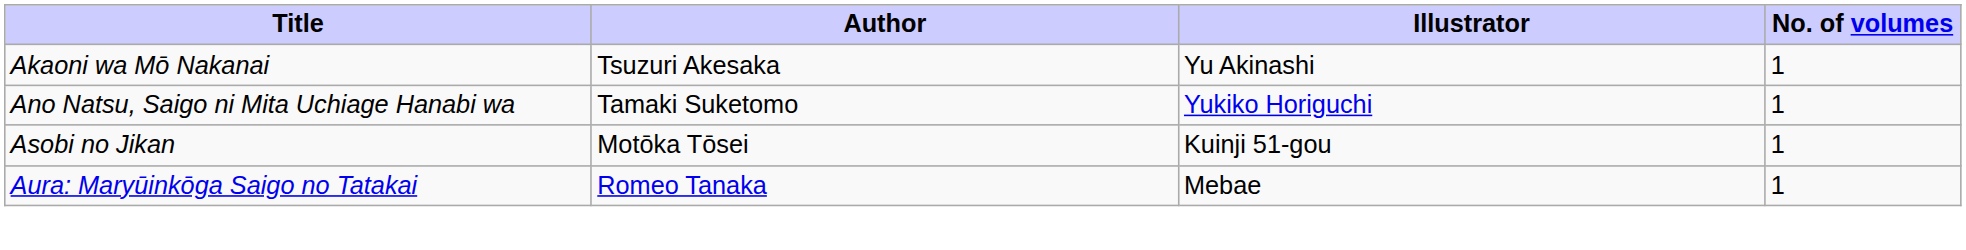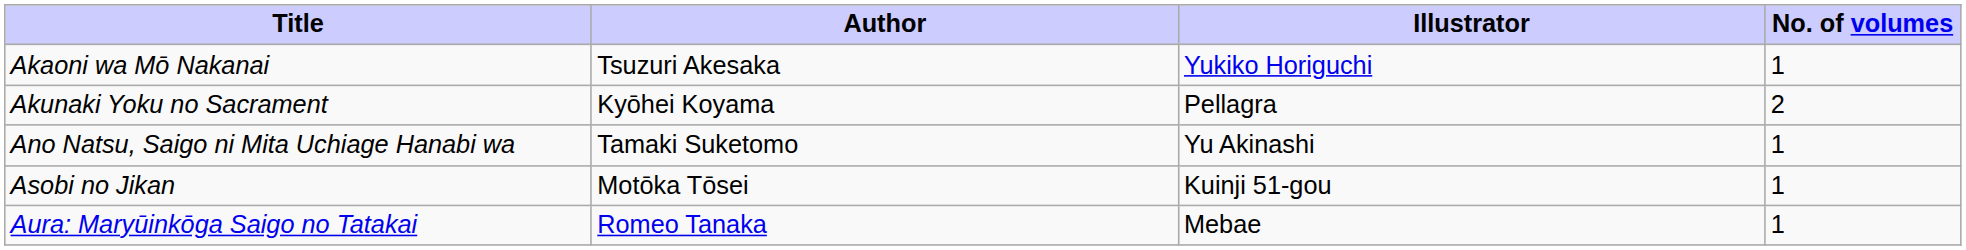(1249, 64) Yu Akinashi -> (1278, 64) Yukiko Horiguchi
+ row: (169, 104)
(1278, 104) Yukiko Horiguchi -> (1249, 144) Yu Akinashi
